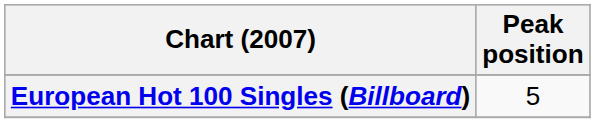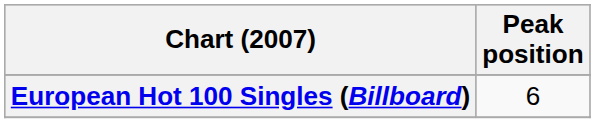(533, 95) 5 -> (533, 95) 6
